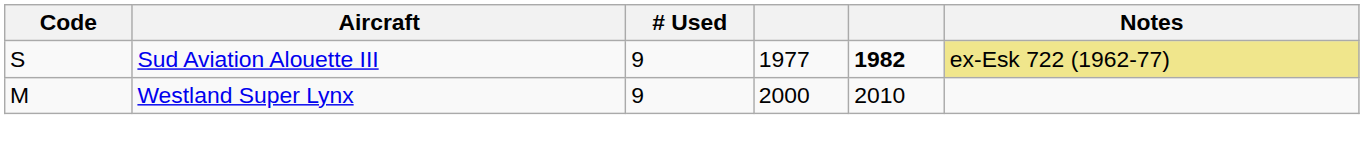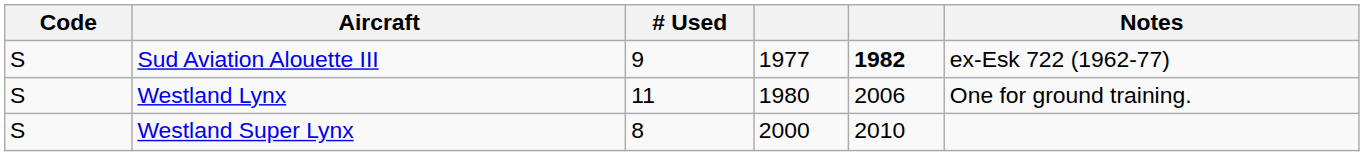(1060, 58) khaki background -> (1060, 58) no background
+ row: (212, 95)
(20, 95) M -> (18, 131) S
(638, 95) 9 -> (638, 131) 8
